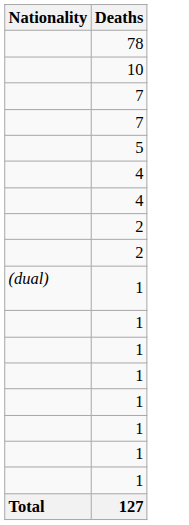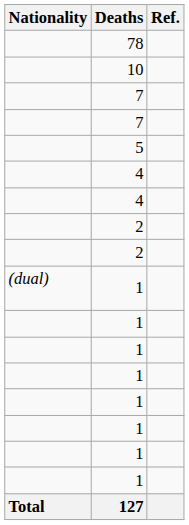+ column: (165, 17)
